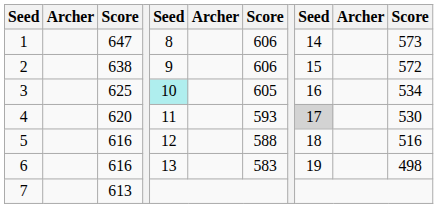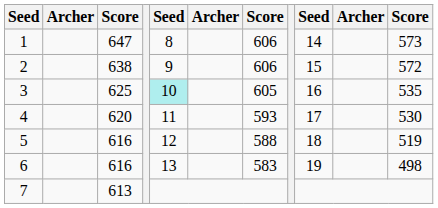(410, 91) 534 -> (410, 91) 535
(314, 116) lightgrey background -> (314, 116) no background
(410, 141) 516 -> (410, 141) 519
